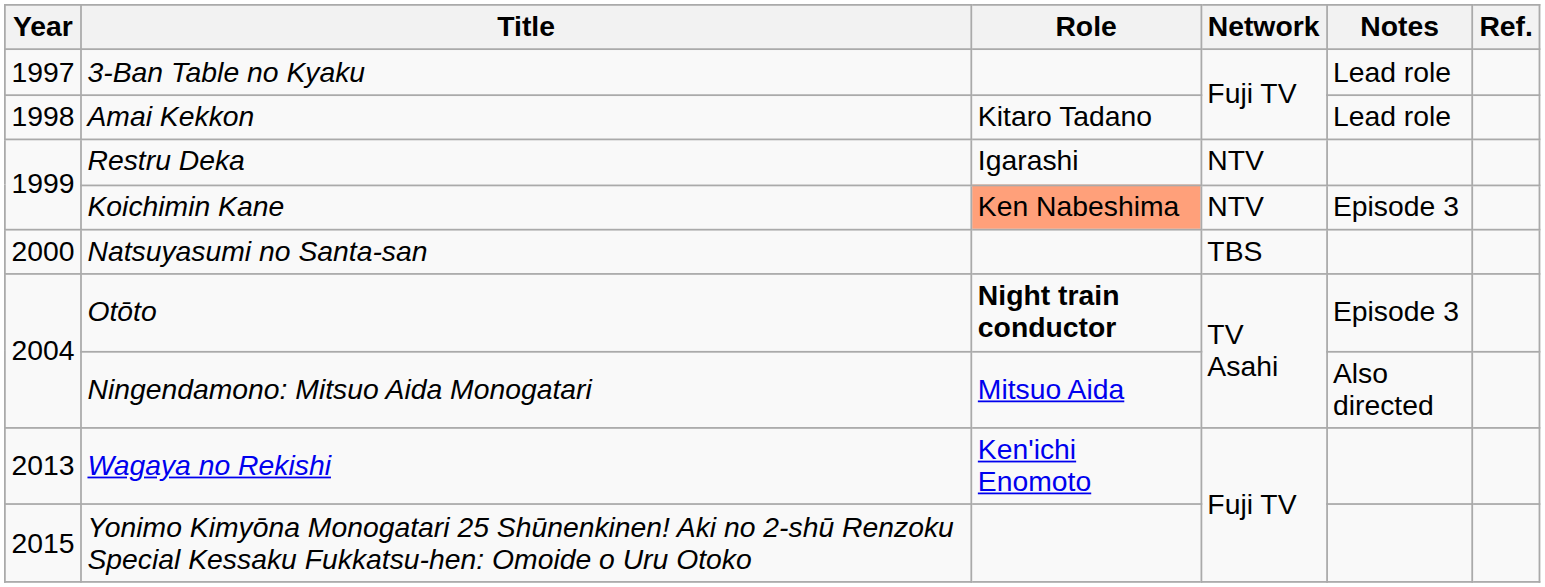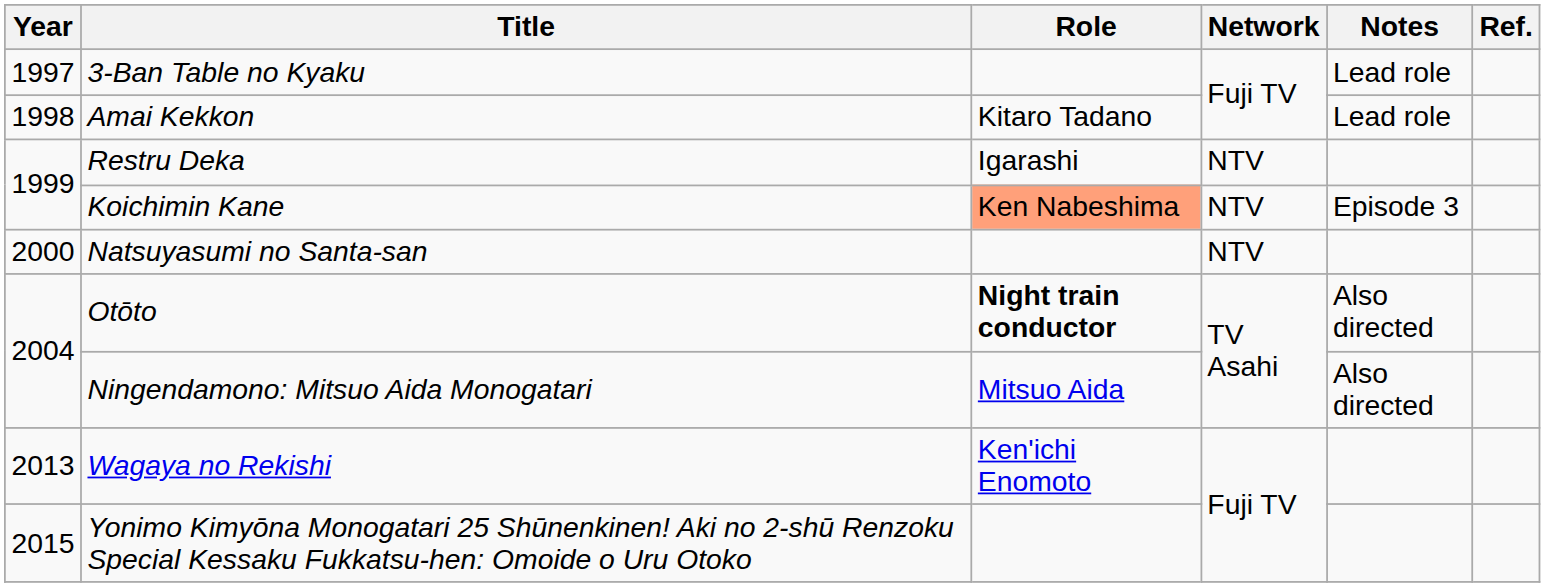(1235, 251) TBS -> (1236, 251) NTV
(1396, 312) Episode 3 -> (1383, 312) Also directed
